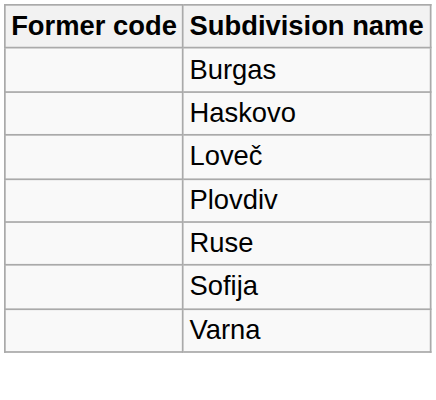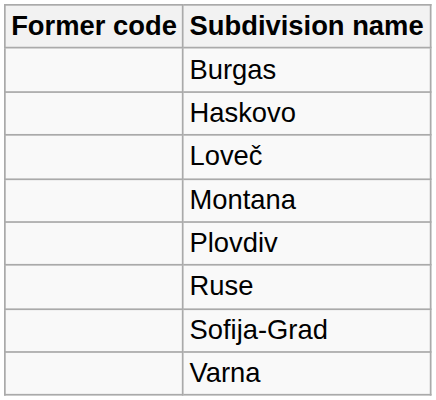+ row: (243, 199)
- row: (224, 286)
+ row: (259, 329)
